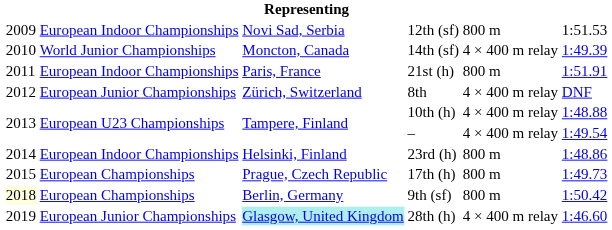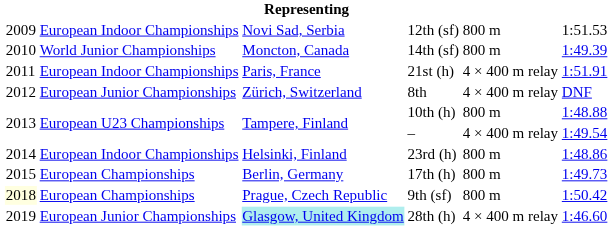(510, 50) 4 × 400 m relay -> (482, 50) 800 m
(482, 71) 800 m -> (510, 71) 4 × 400 m relay
(510, 112) 4 × 400 m relay -> (482, 112) 800 m
(315, 174) Prague, Czech Republic -> (293, 174) Berlin, Germany
(293, 195) Berlin, Germany -> (315, 195) Prague, Czech Republic
